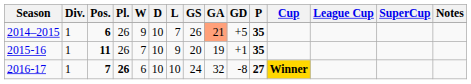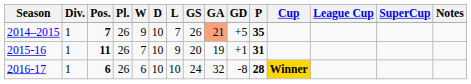(108, 32) 6 -> (108, 32) 7
(258, 50) 35 -> (258, 50) 31
(108, 69) 7 -> (108, 69) 6
(123, 69) bold -> (123, 69) normal
(258, 69) 27 -> (258, 69) 28
